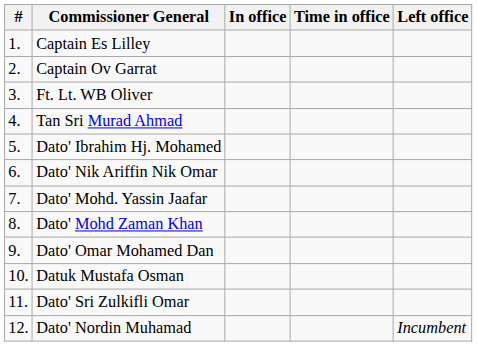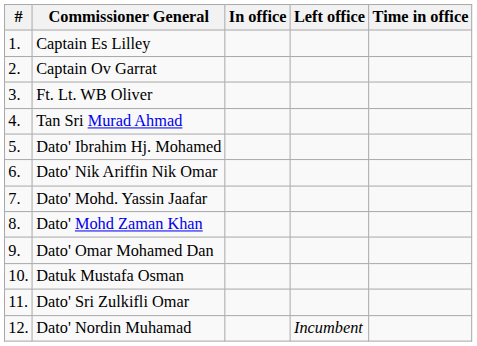columns swapped: (433, 17) <-> (342, 17)
